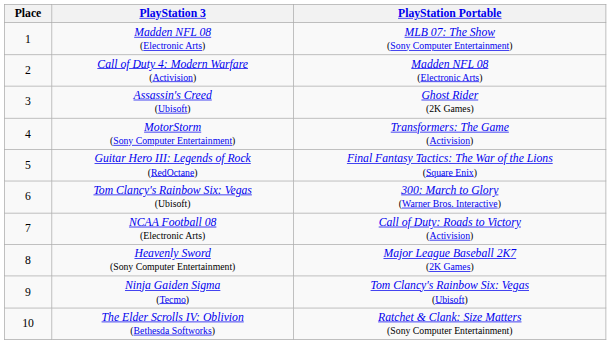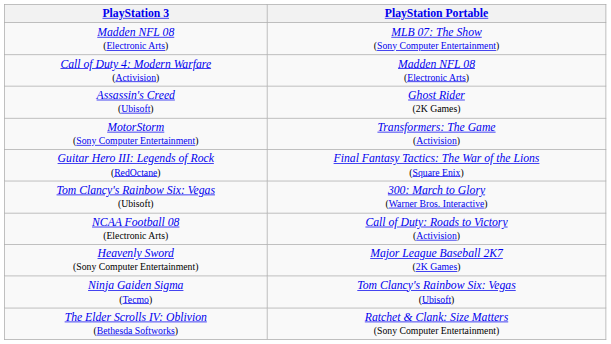- column: (28, 13)
